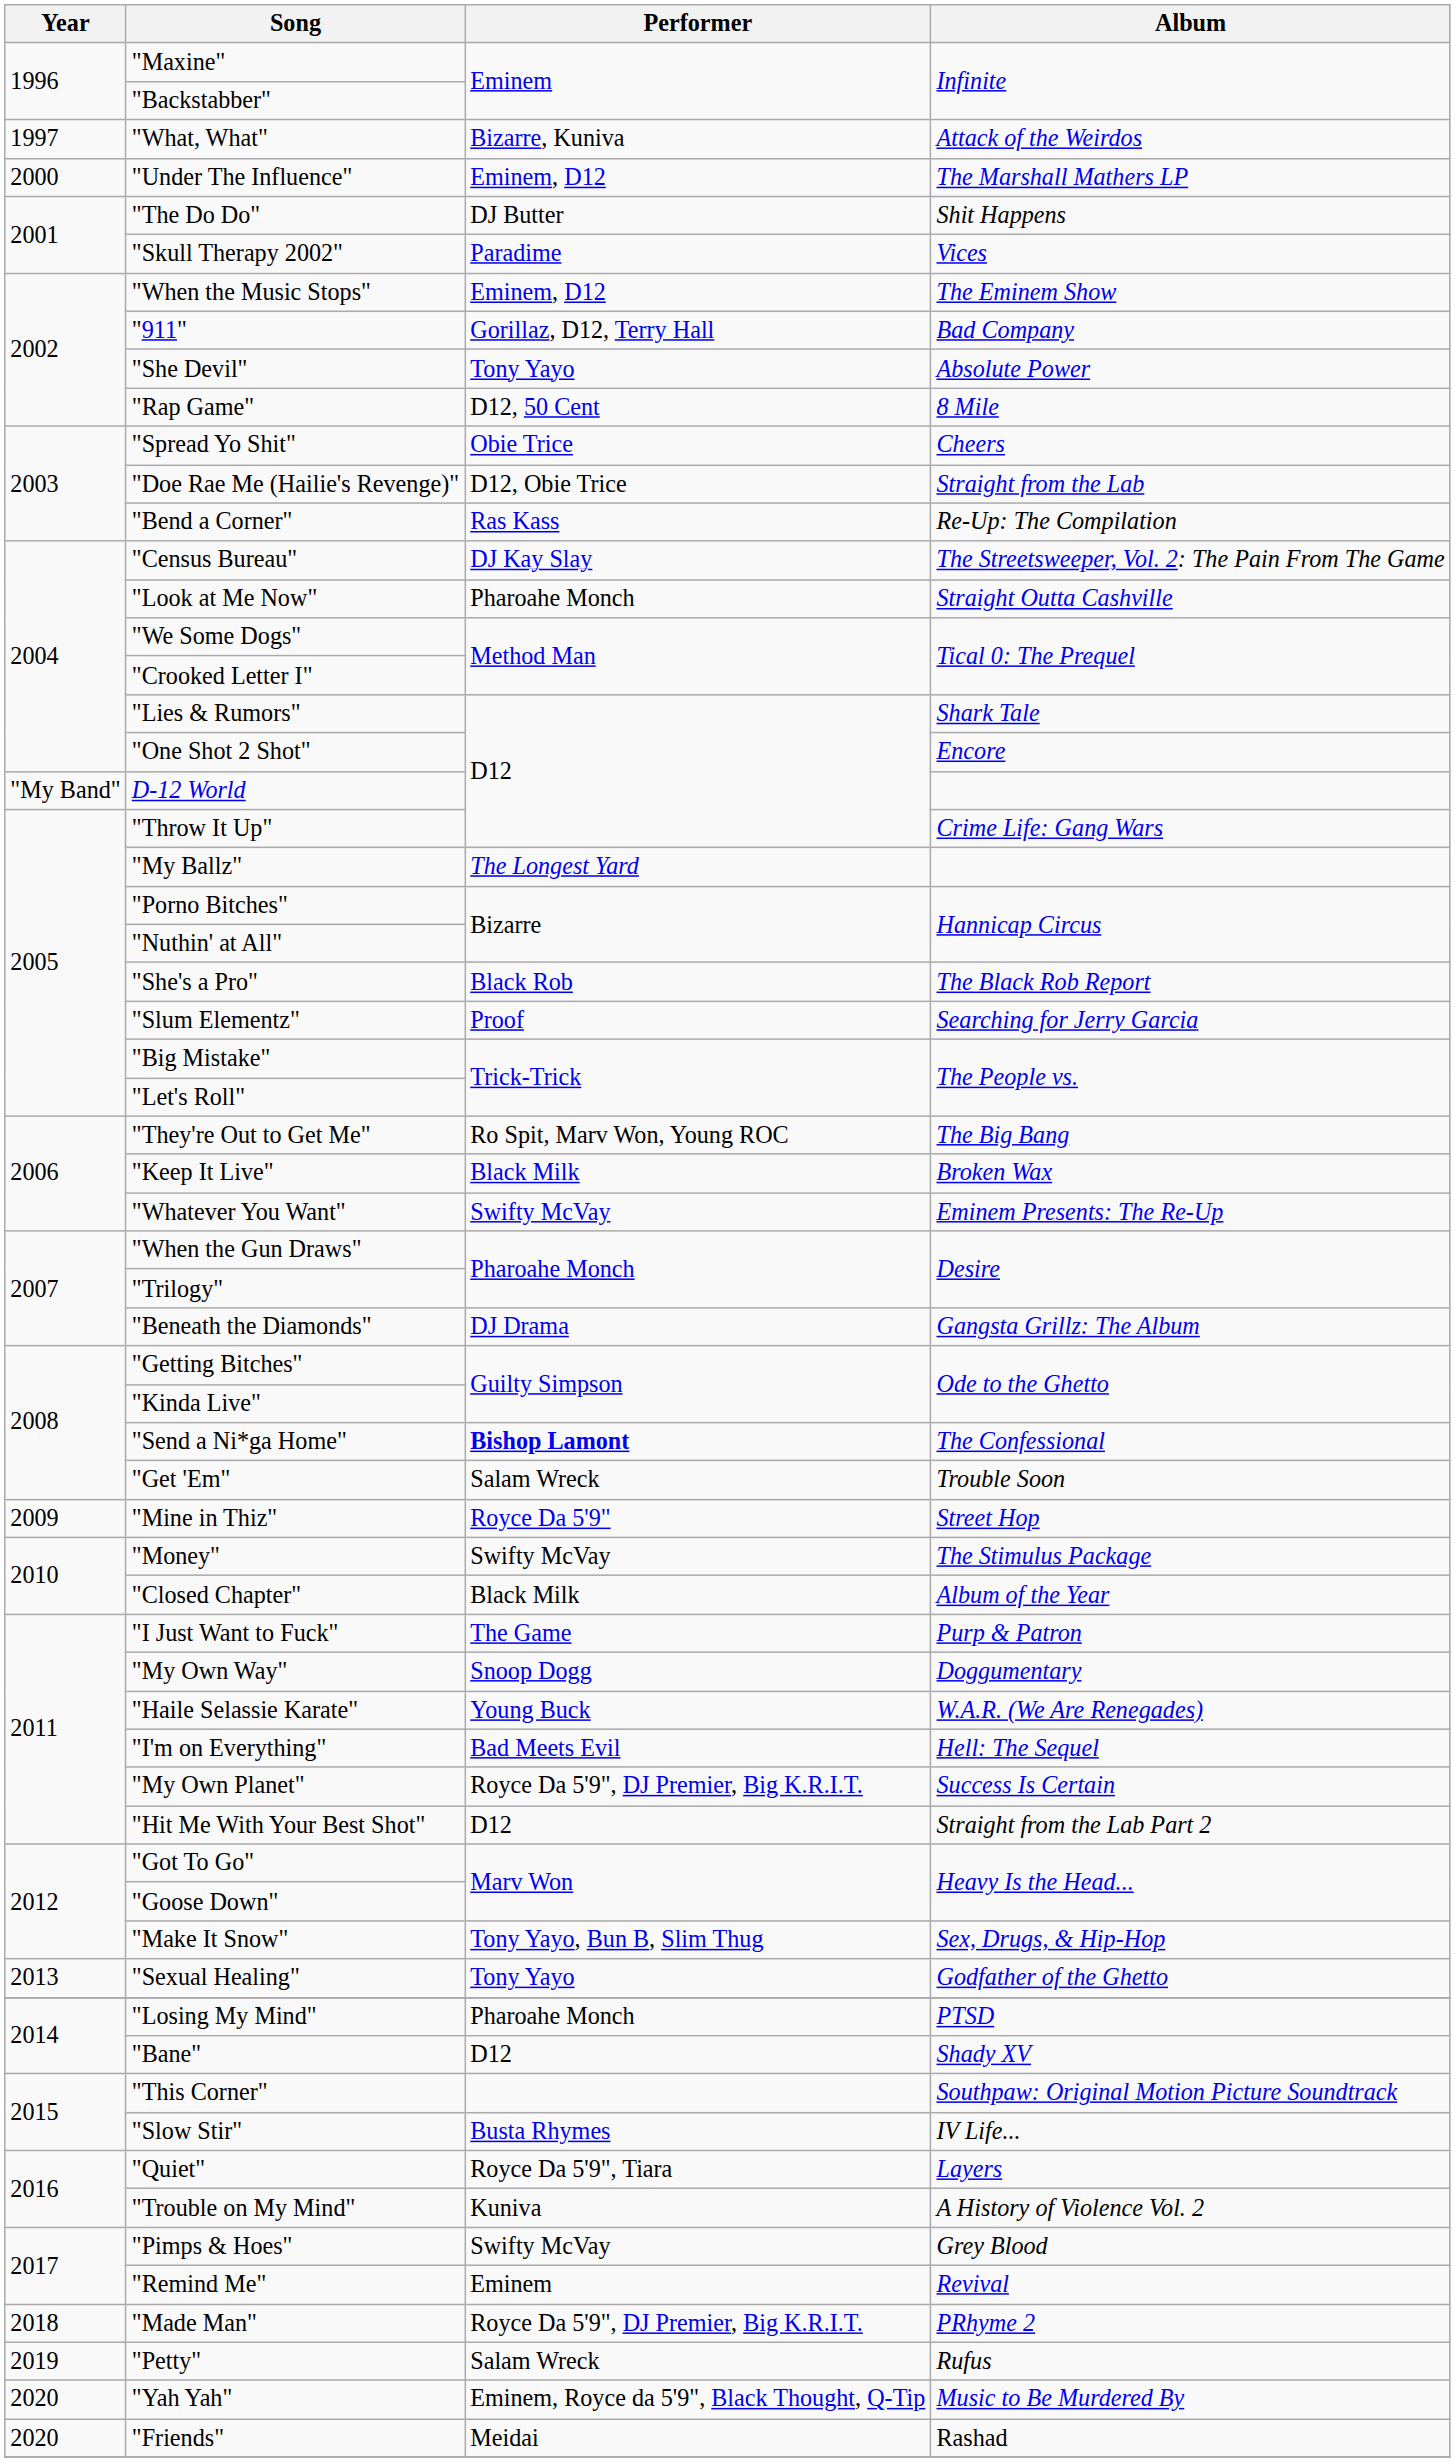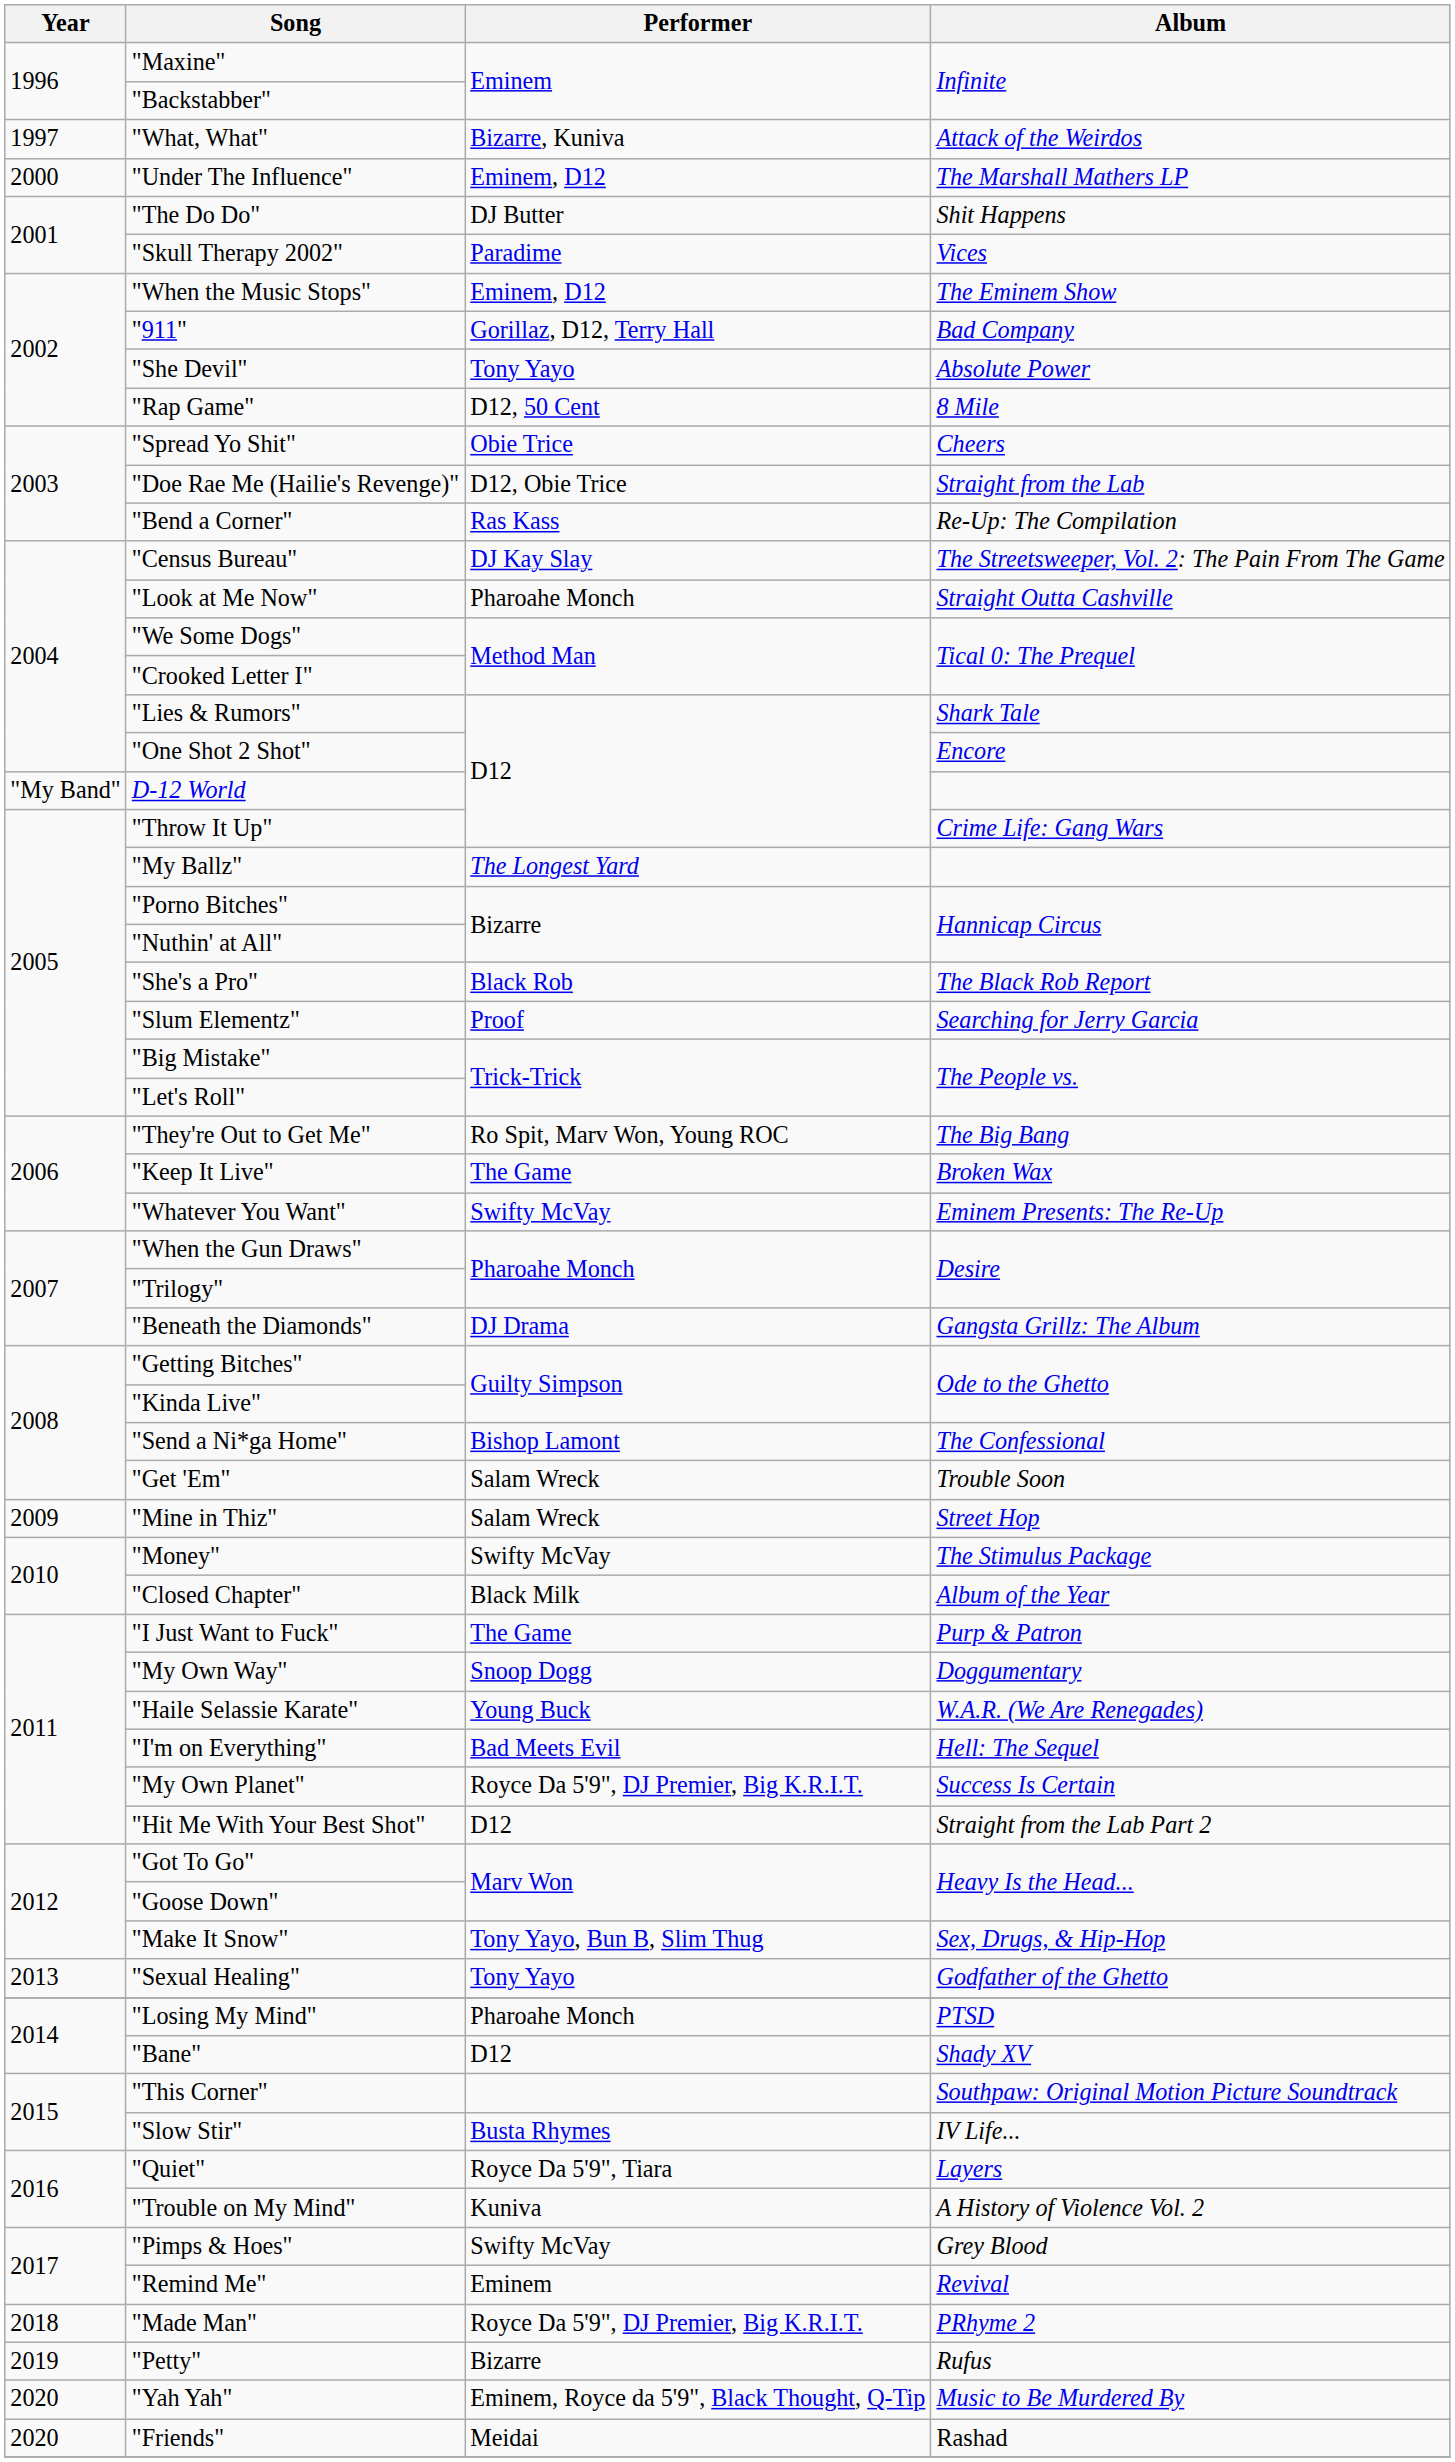(525, 1173) Black Milk -> (521, 1173) The Game
(550, 1441) bold -> (545, 1441) normal
(540, 1517) Royce Da 5'9" -> (535, 1517) Salam Wreck
(535, 2360) Salam Wreck -> (506, 2360) Bizarre
